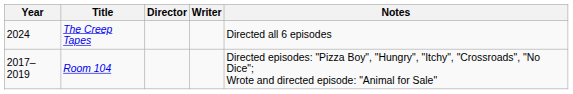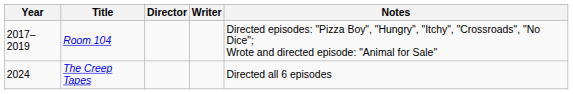rows swapped: (87, 69) <-> (88, 35)
